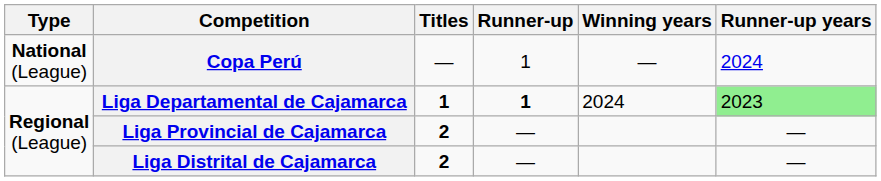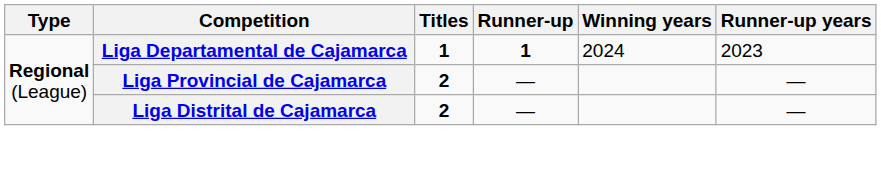- row: (254, 61)
(742, 101) lightgreen background -> (742, 50) no background
